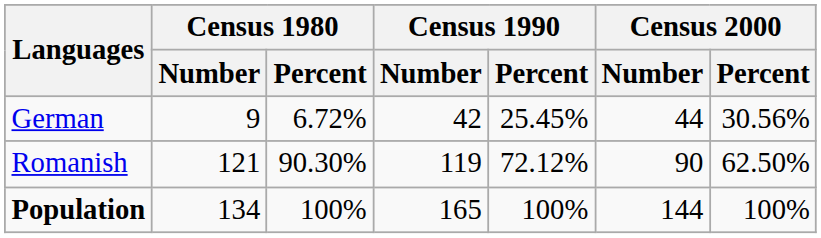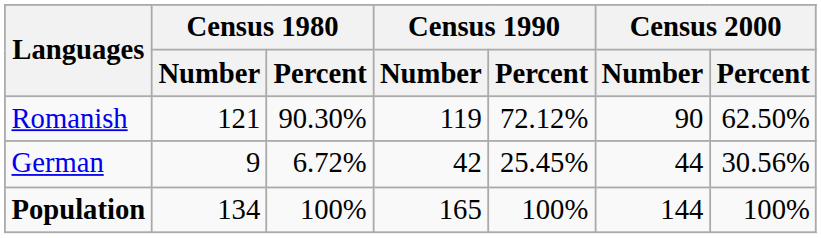rows swapped: (58, 118) <-> (70, 163)
